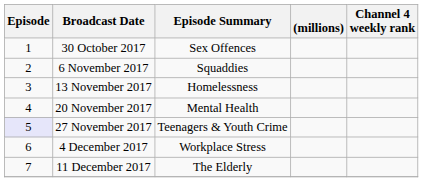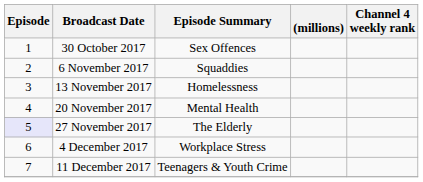(223, 127) Teenagers & Youth Crime -> (223, 127) The Elderly
(223, 166) The Elderly -> (223, 166) Teenagers & Youth Crime
